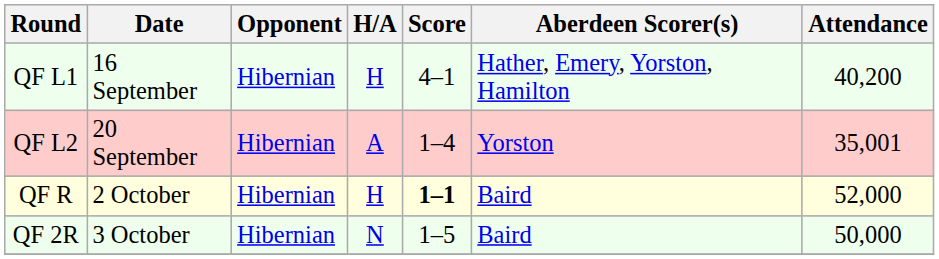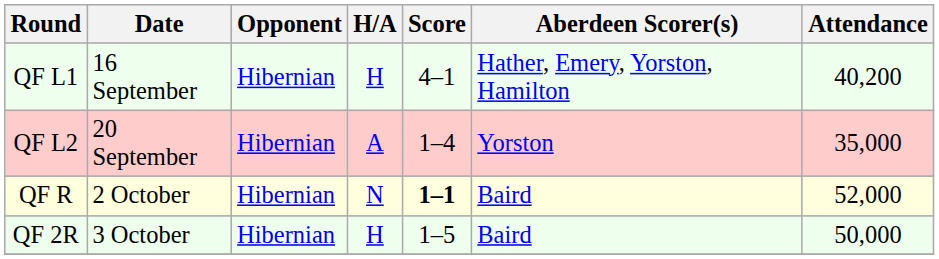(868, 142) 35,001 -> (868, 142) 35,000
(375, 195) H -> (375, 195) N
(375, 234) N -> (375, 234) H
